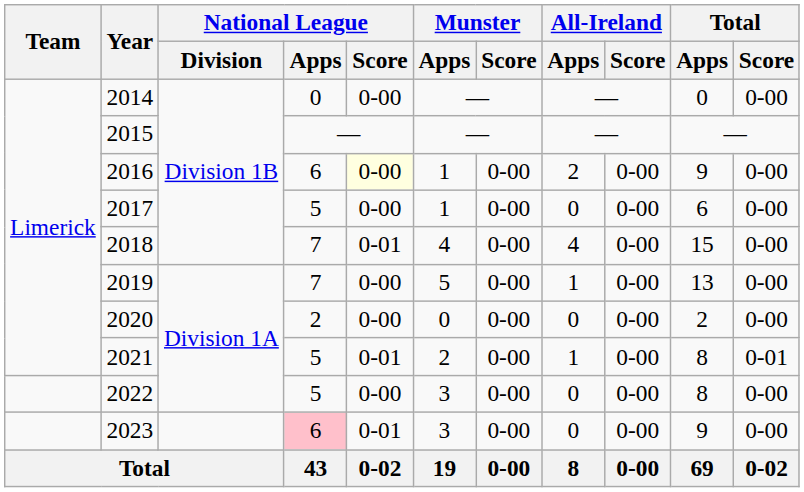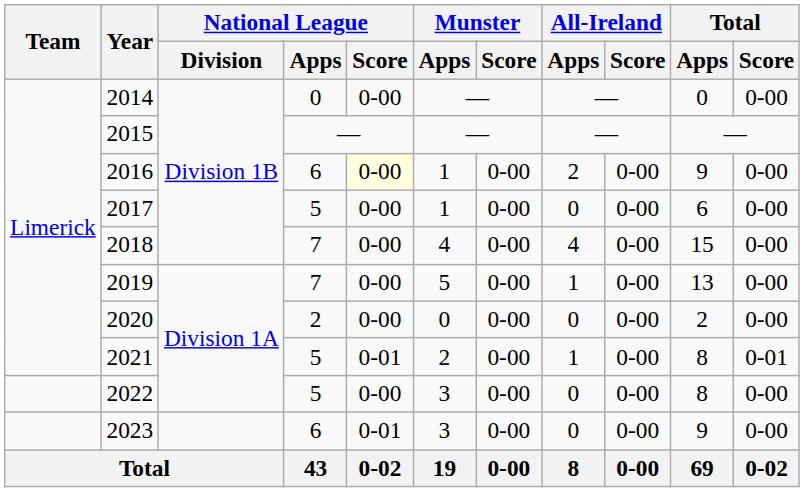(380, 245) 0-01 -> (380, 245) 0-00
(316, 430) pink background -> (316, 430) no background
